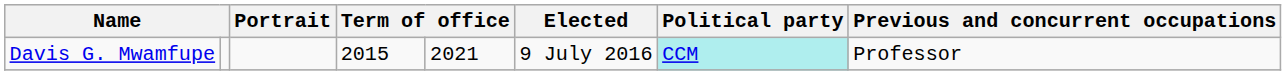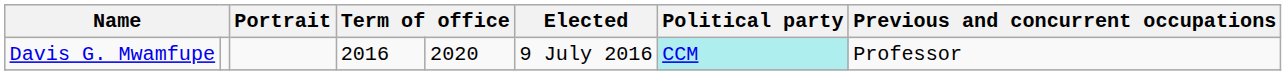(365, 54) 2015 -> (365, 54) 2016
(454, 54) 2021 -> (454, 54) 2020
